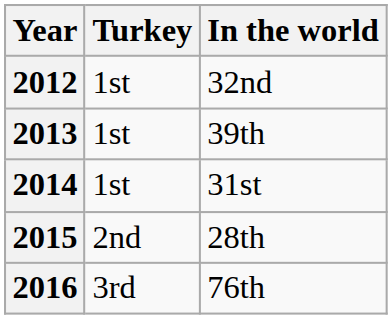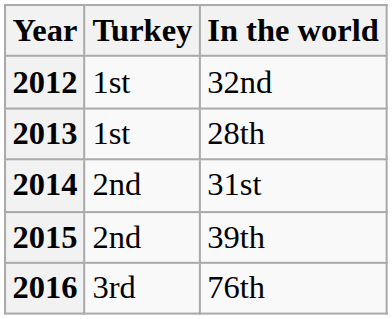(236, 133) 39th -> (236, 133) 28th
(111, 184) 1st -> (117, 184) 2nd
(236, 236) 28th -> (236, 236) 39th
